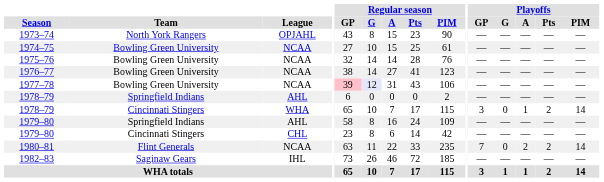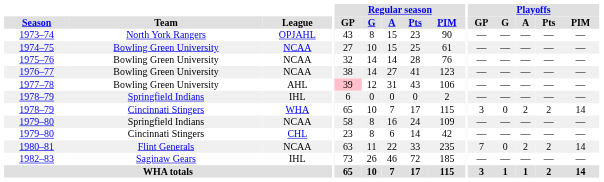(297, 84) NCAA -> (297, 84) AHL
(372, 84) lavender background -> (372, 84) no background
(297, 97) AHL -> (297, 97) IHL
(525, 109) 1 -> (525, 109) 2
(297, 121) AHL -> (297, 121) NCAA
